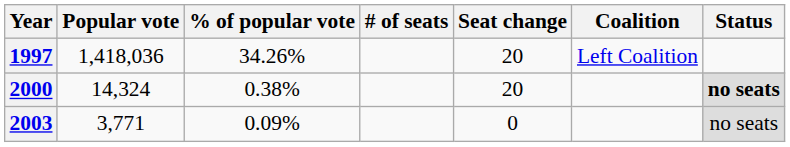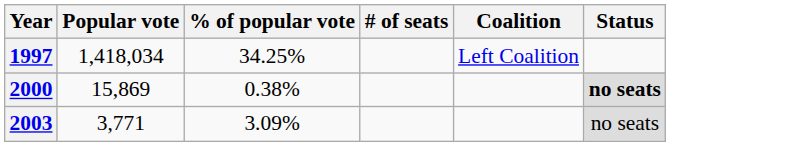- column: (513, 21)
(121, 55) 1,418,036 -> (121, 55) 1,418,034
(272, 55) 34.26% -> (272, 55) 34.25%
(121, 89) 14,324 -> (121, 89) 15,869
(272, 123) 0.09% -> (272, 123) 3.09%
